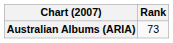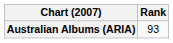(153, 29) 73 -> (153, 29) 93
